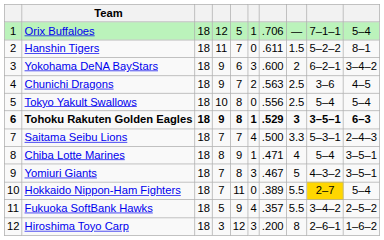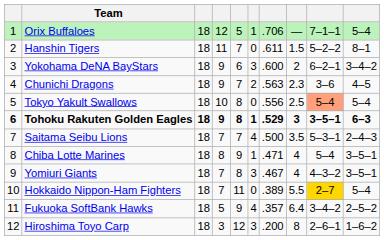(297, 84) 2.5 -> (297, 84) 2.3
(325, 102) no background -> (325, 102) lightsalmon background
(297, 137) 3.3 -> (297, 137) 3.5
(297, 173) 5 -> (297, 173) 4
(297, 208) 5.5 -> (297, 208) 6.4
